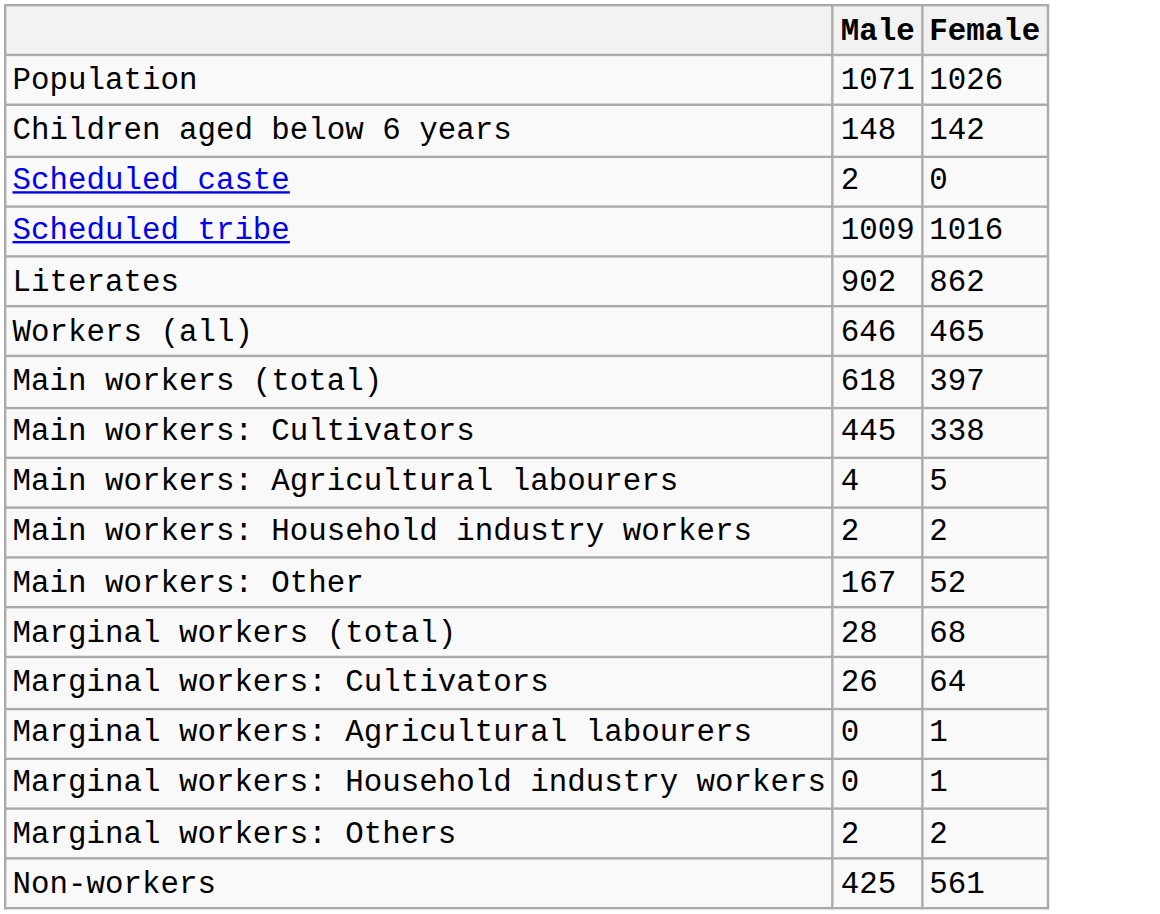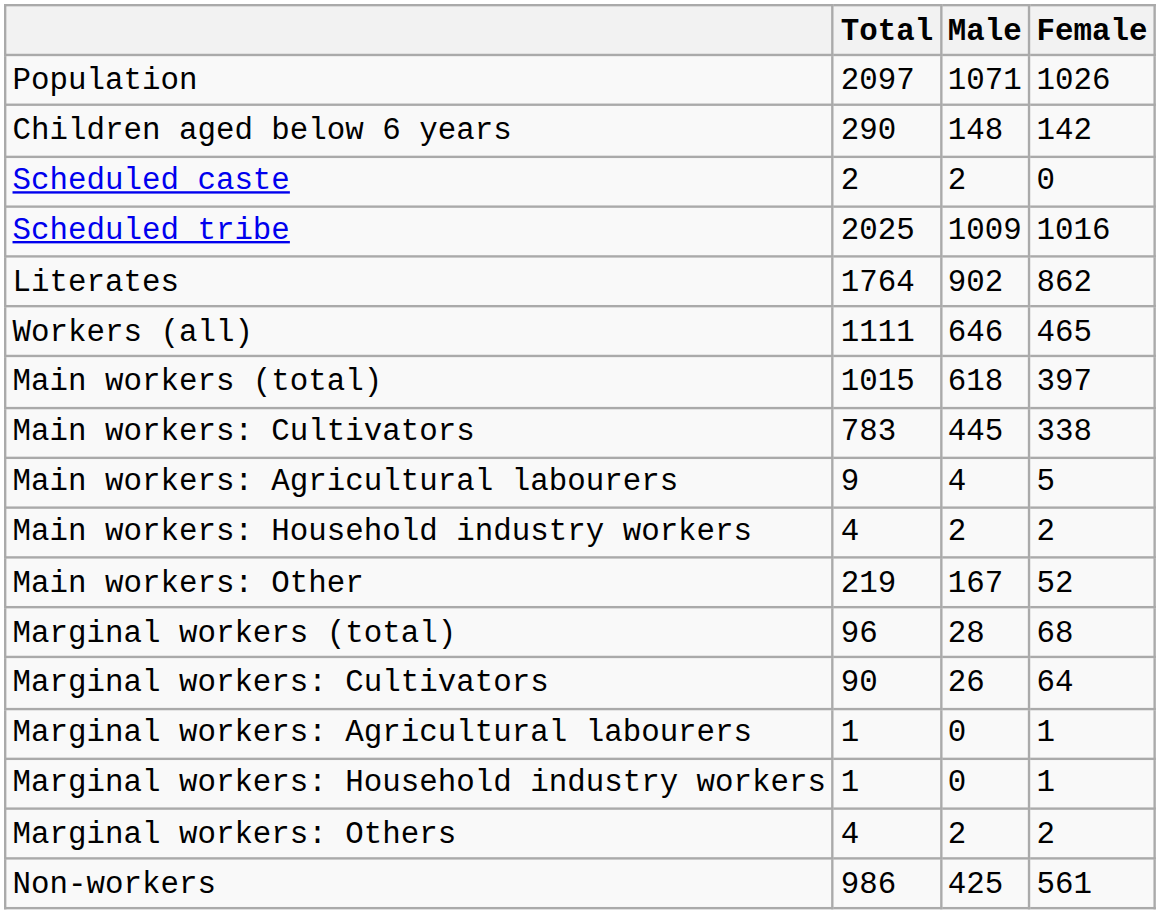+ column: (887, 30)
